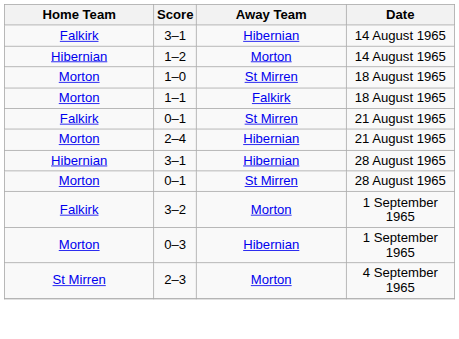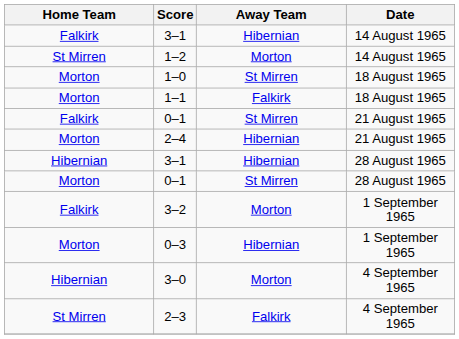(79, 56) Hibernian -> (79, 56) St Mirren
+ row: (175, 280)
(271, 280) Morton -> (271, 316) Falkirk
